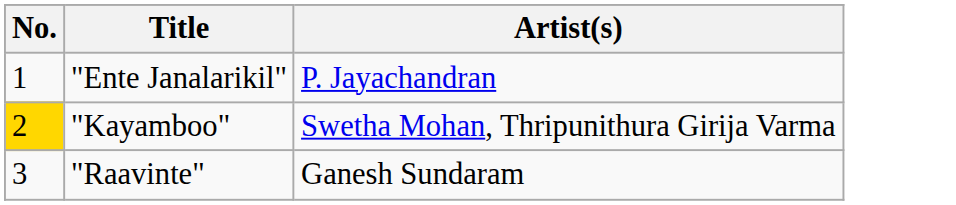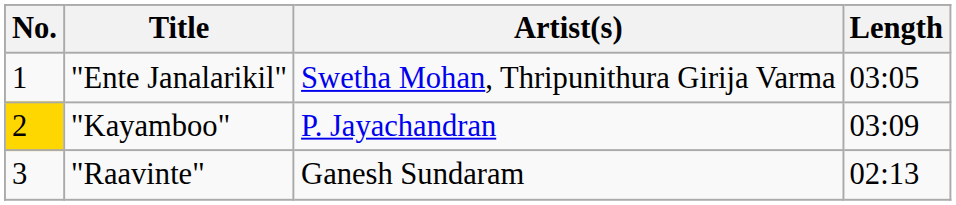+ column: (896, 28)
(399, 77) P. Jayachandran -> (568, 77) Swetha Mohan, Thripunithura Girija Varma
(568, 125) Swetha Mohan, Thripunithura Girija Varma -> (399, 125) P. Jayachandran
